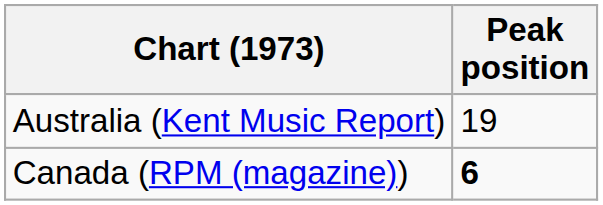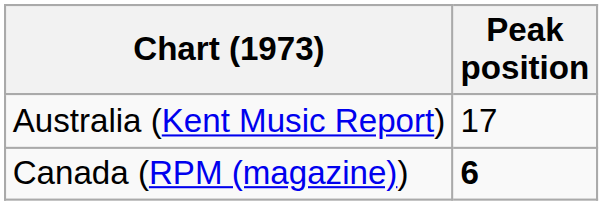(479, 120) 19 -> (479, 120) 17
